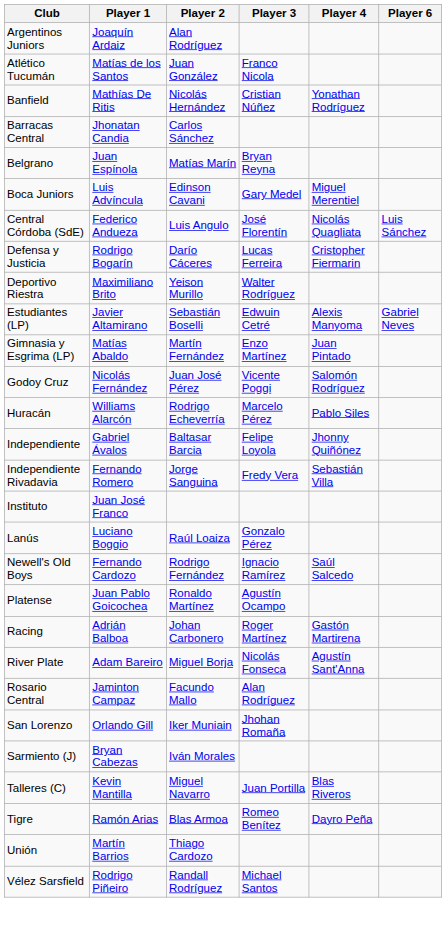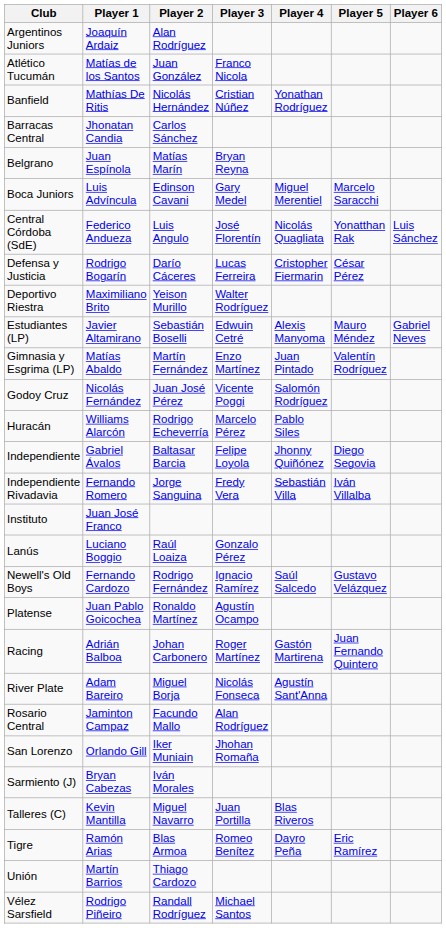+ column: (361, 13)
